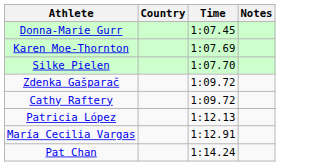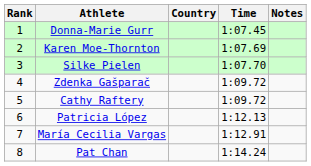+ column: (20, 13)
